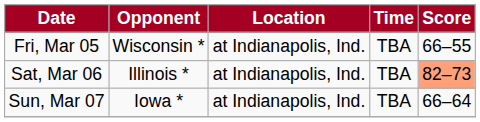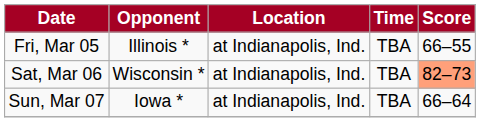(159, 46) Wisconsin * -> (159, 46) Illinois *
(159, 74) Illinois * -> (159, 74) Wisconsin *
